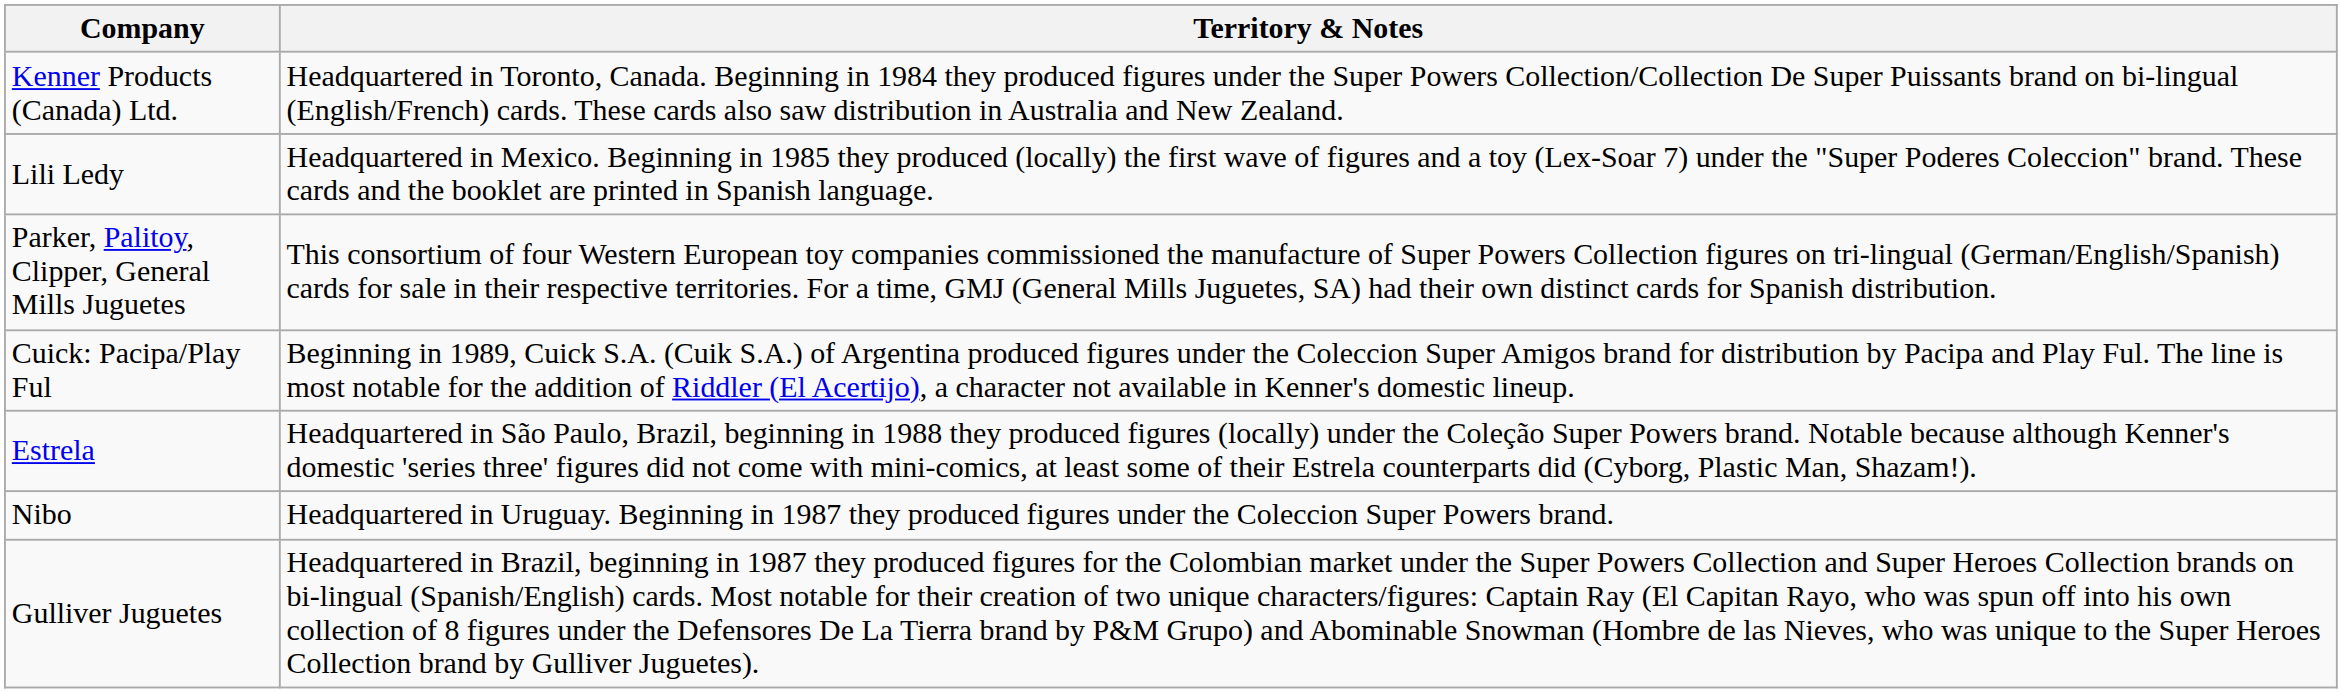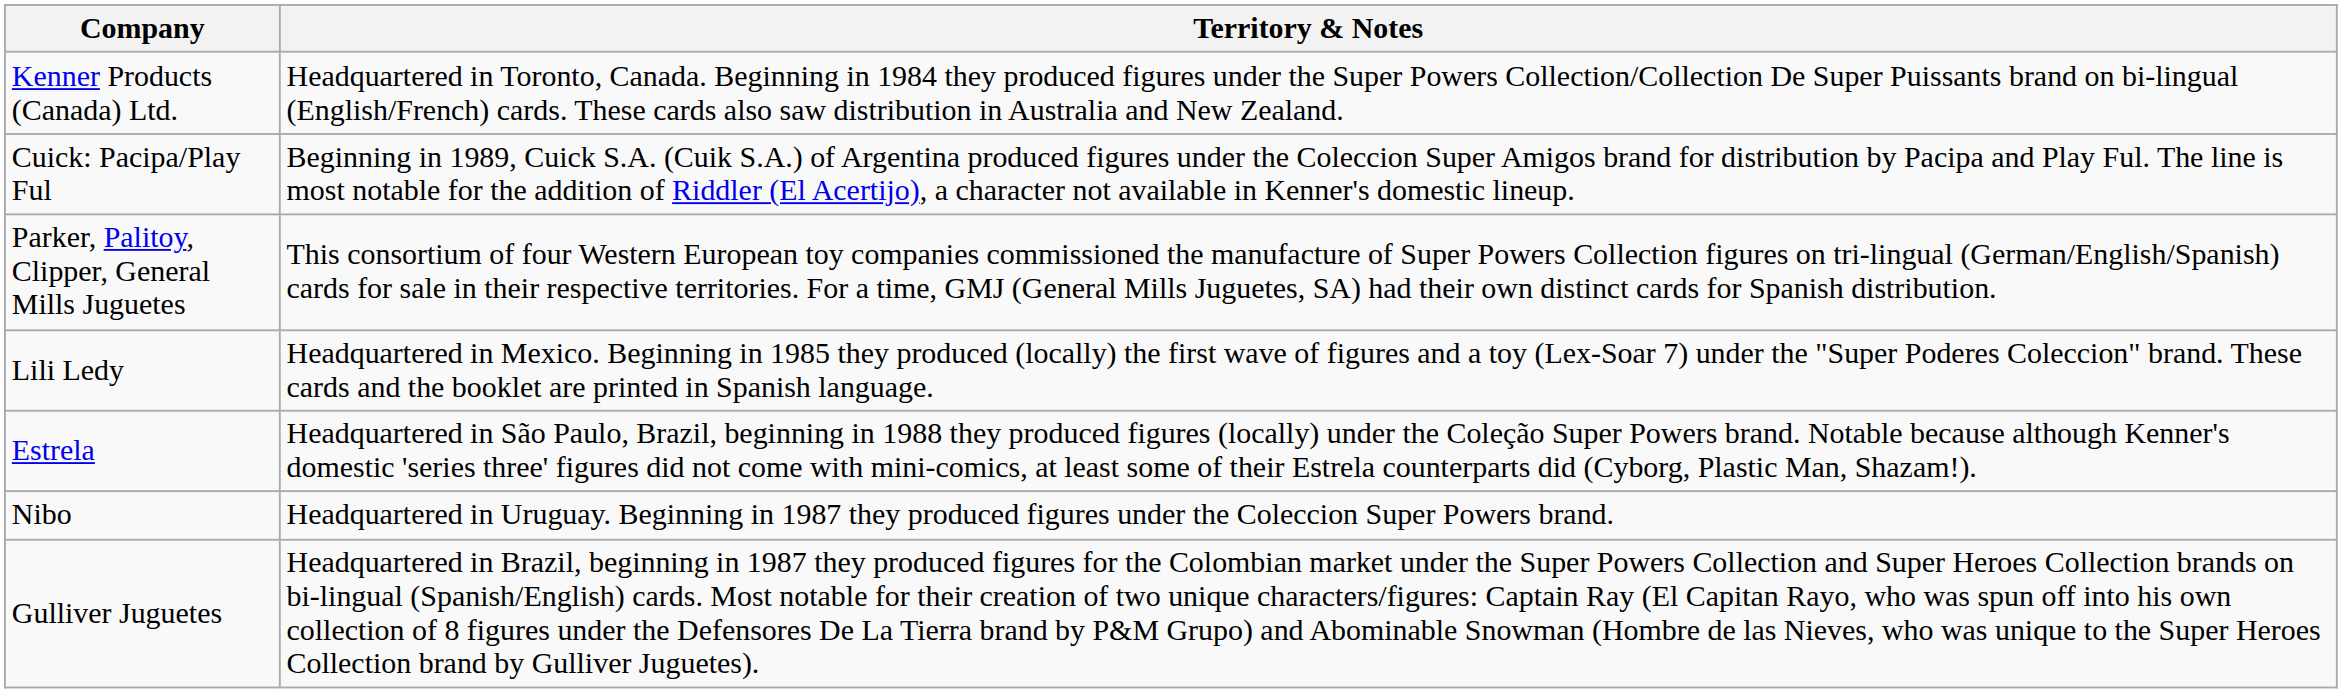rows swapped: (68, 173) <-> (126, 369)
